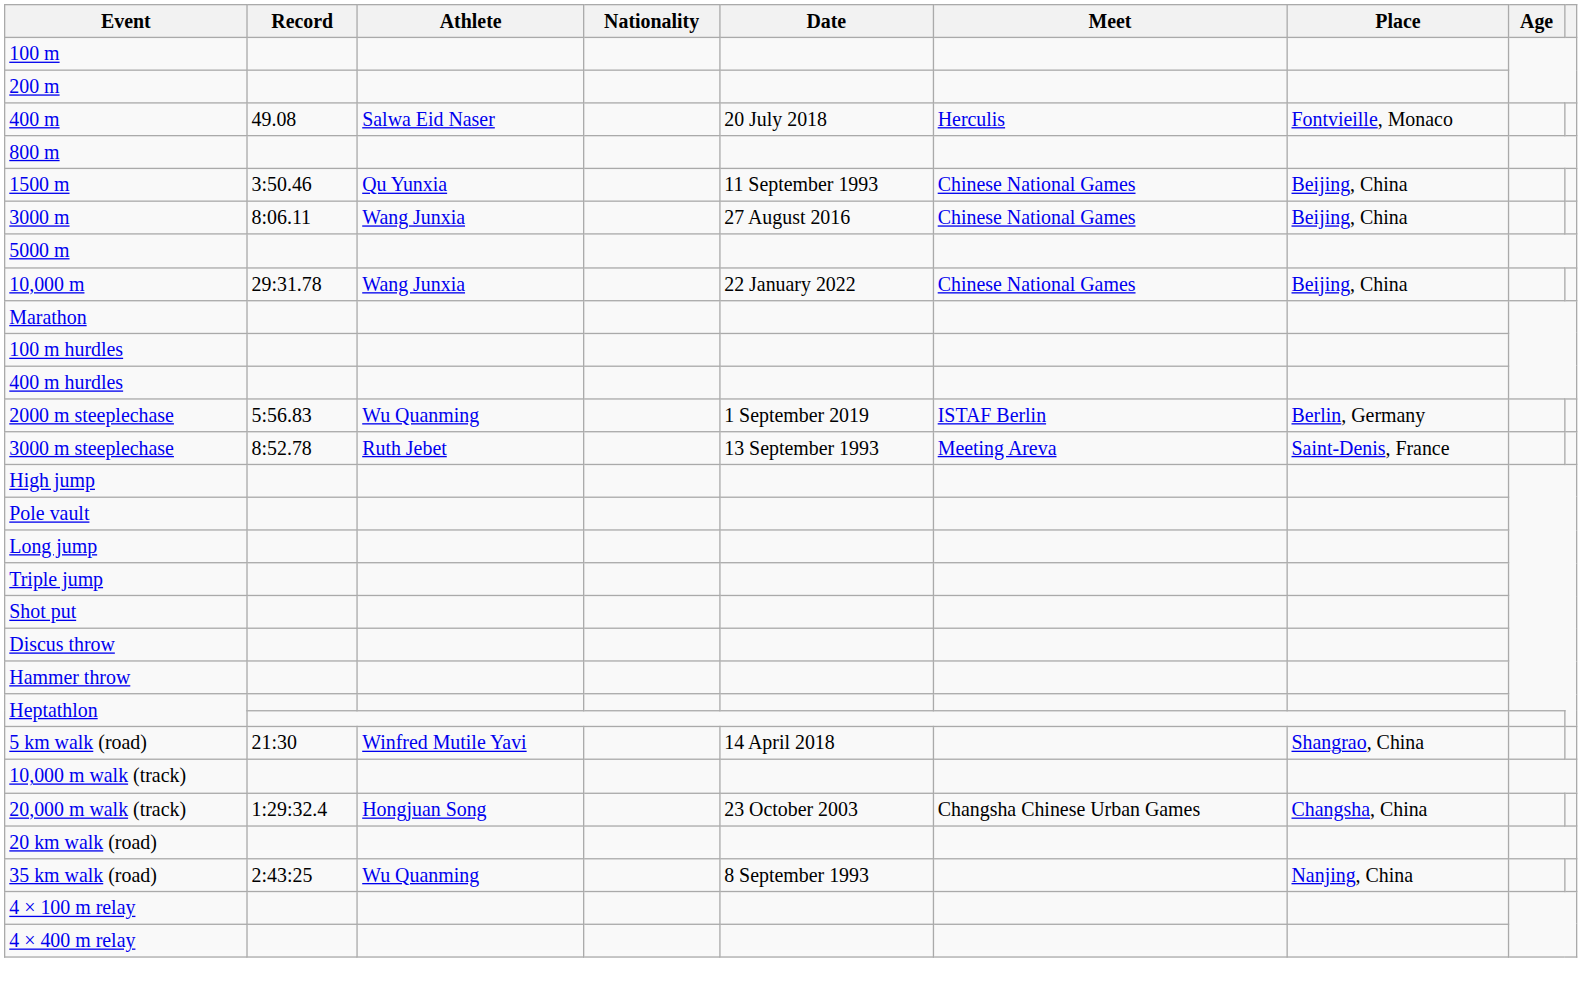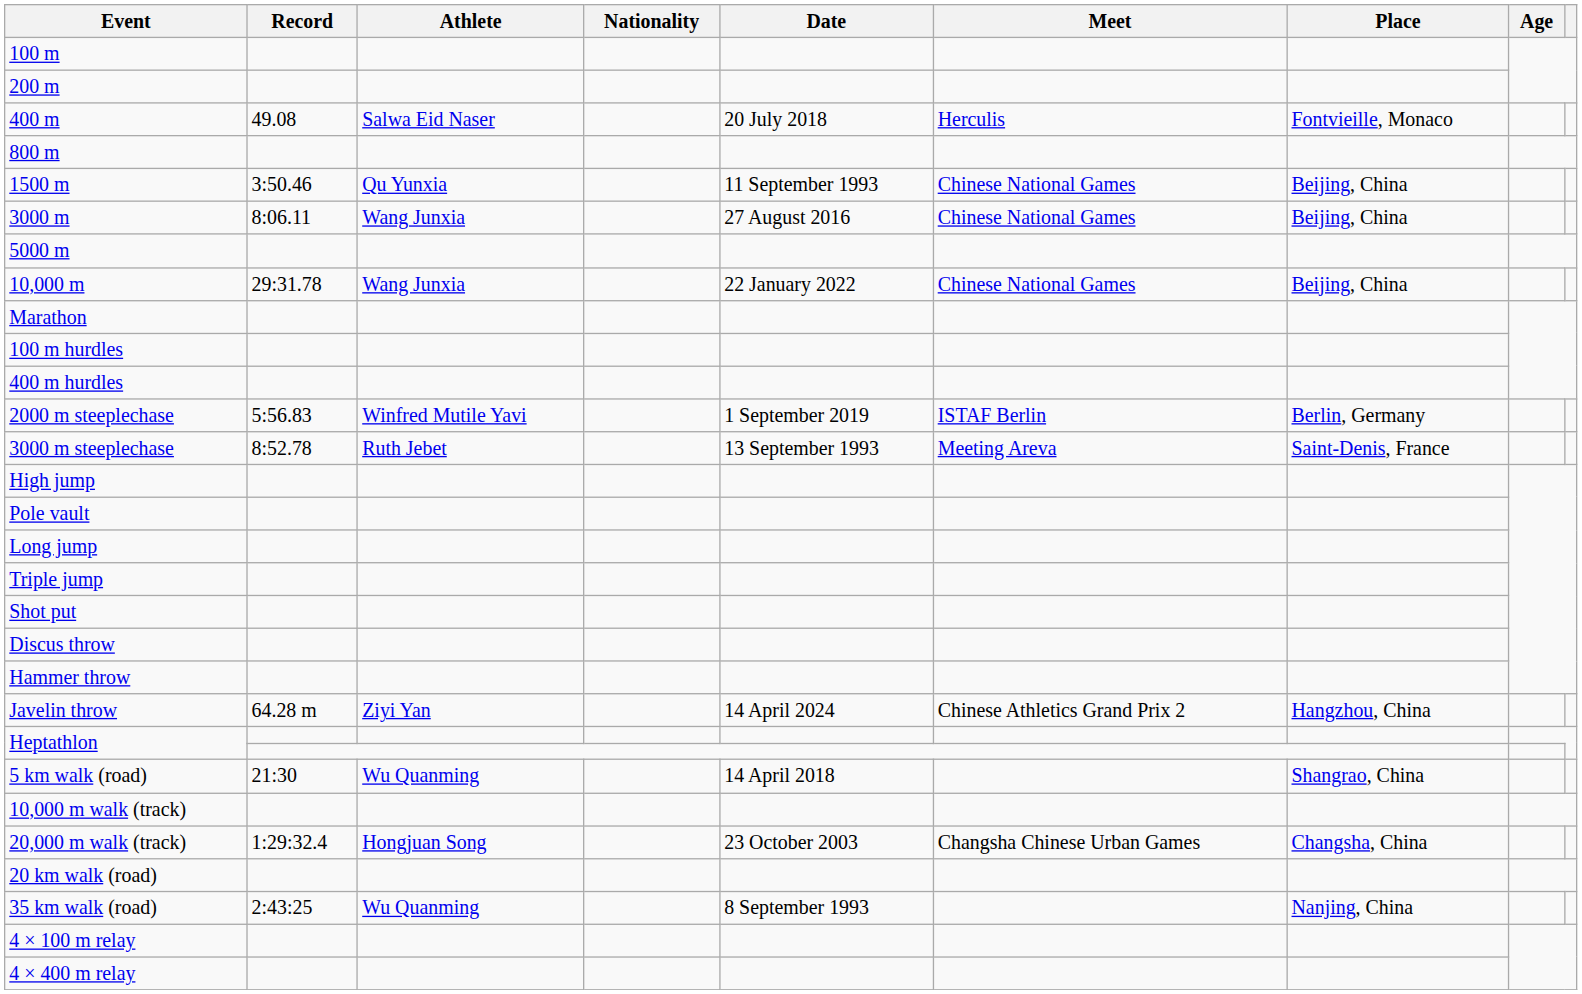(421, 415) Wu Quanming -> (444, 415) Winfred Mutile Yavi
+ row: (63, 710)
(444, 743) Winfred Mutile Yavi -> (421, 776) Wu Quanming
